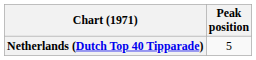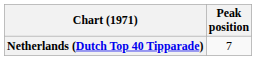(229, 45) 5 -> (229, 45) 7
